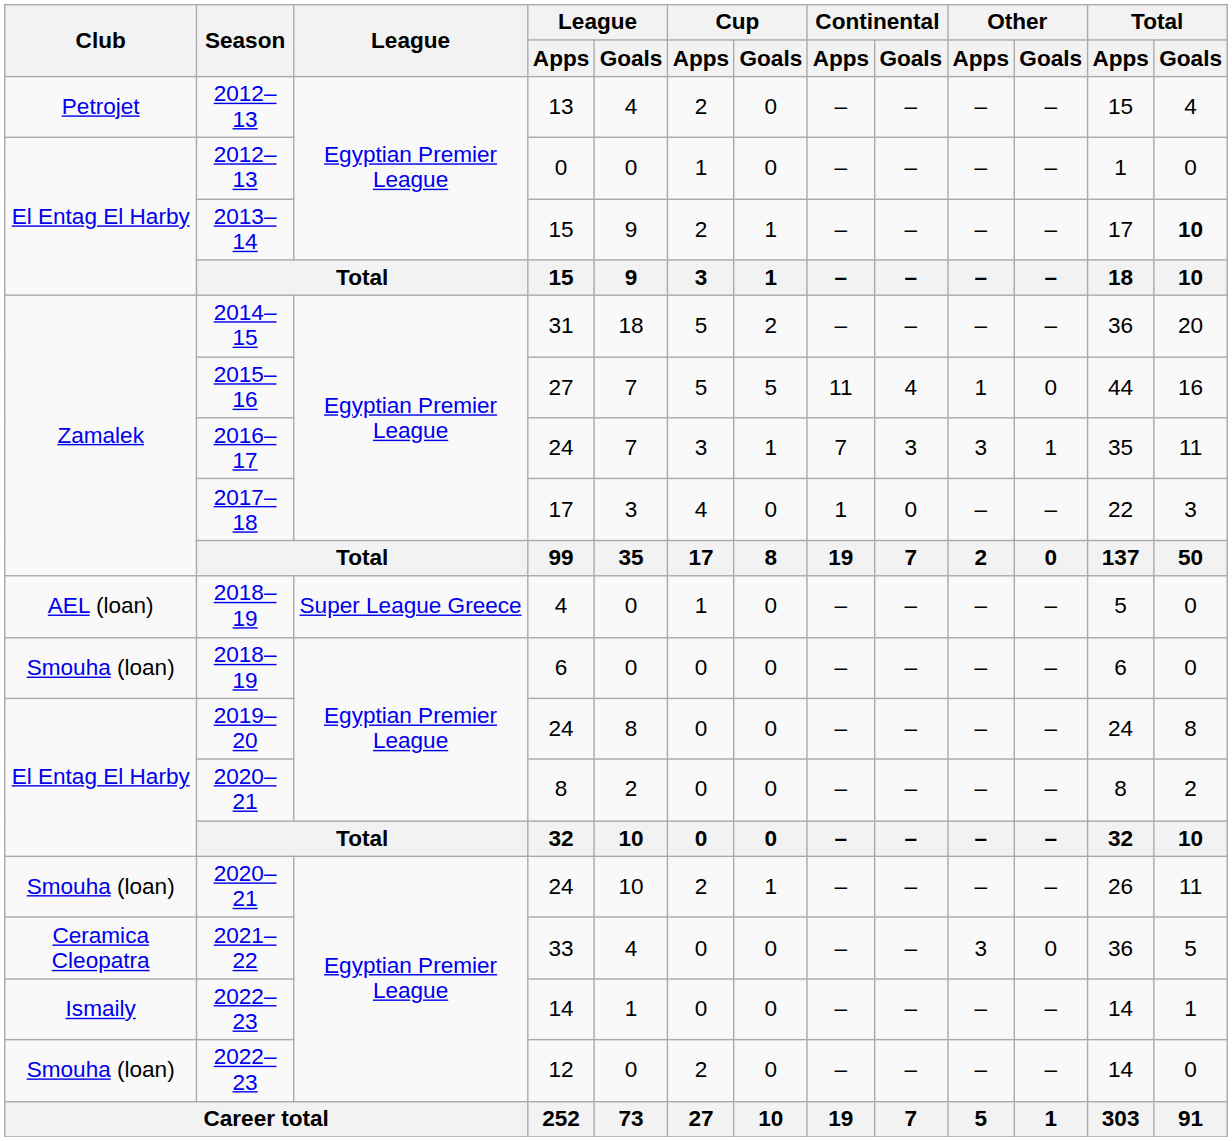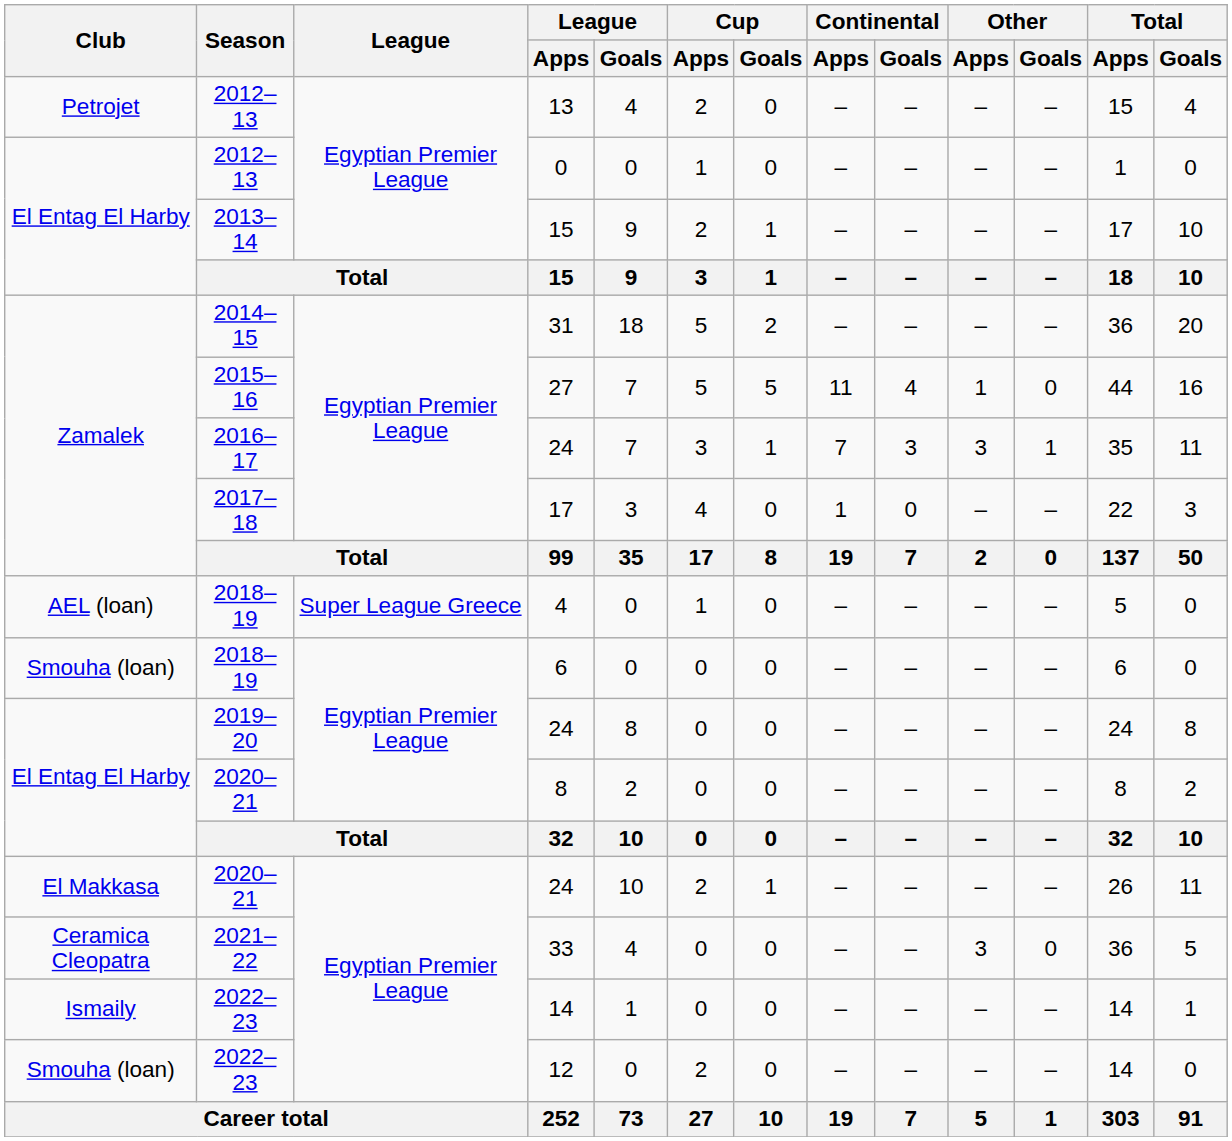(1191, 228) bold -> (1191, 228) normal
(101, 886) Smouha (loan) -> (101, 886) El Makkasa
